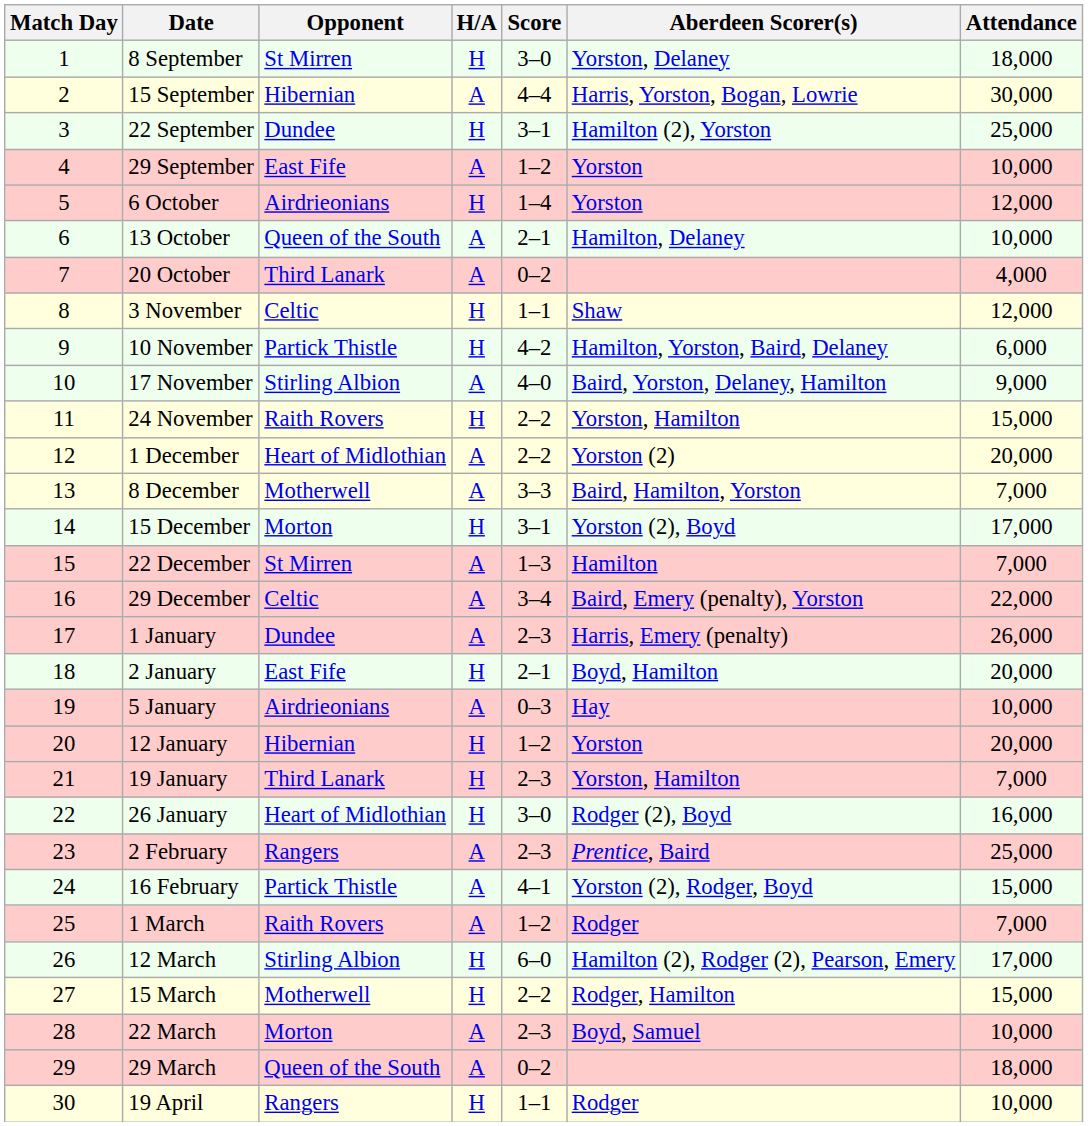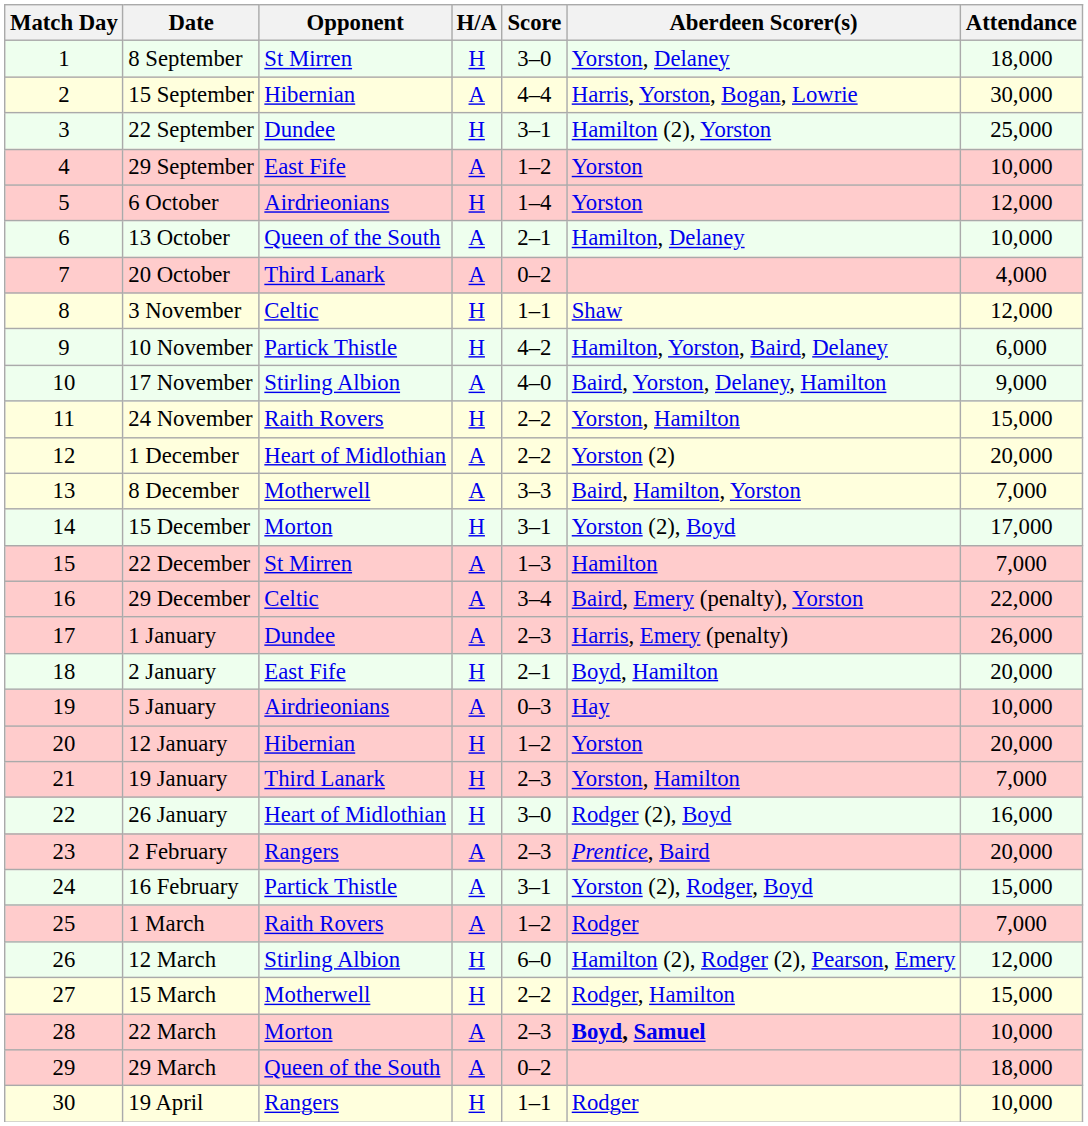(1021, 851) 25,000 -> (1021, 851) 20,000
(534, 887) 4–1 -> (534, 887) 3–1
(1021, 959) 17,000 -> (1021, 959) 12,000
(636, 1031) normal -> (639, 1031) bold
